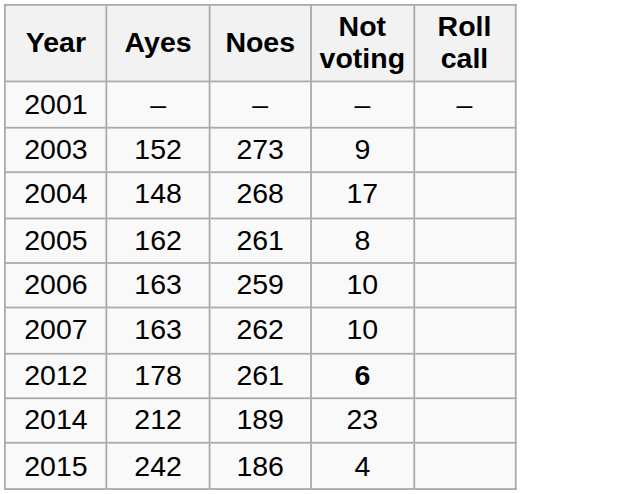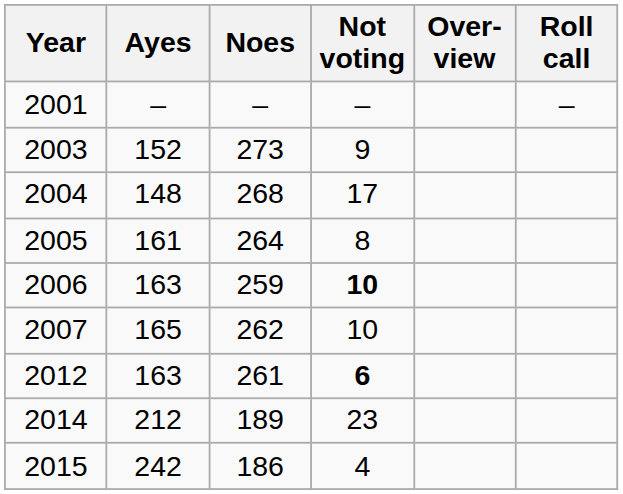+ column: (464, 43)
(158, 239) 162 -> (158, 239) 161
(260, 239) 261 -> (260, 239) 264
(362, 284) normal -> (362, 284) bold
(158, 330) 163 -> (158, 330) 165
(158, 375) 178 -> (158, 375) 163
